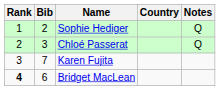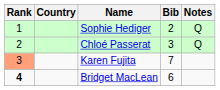columns swapped: (45, 12) <-> (159, 12)
(19, 61) no background -> (19, 61) lightsalmon background
